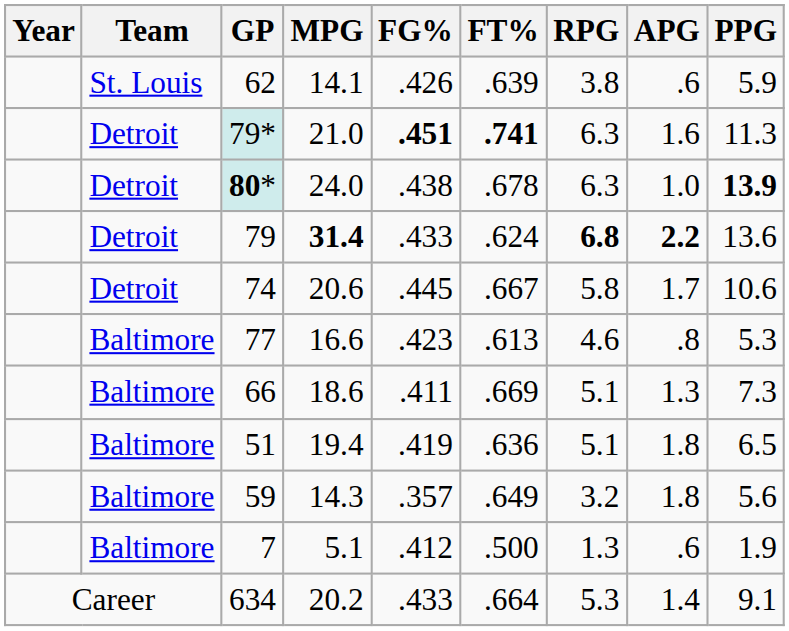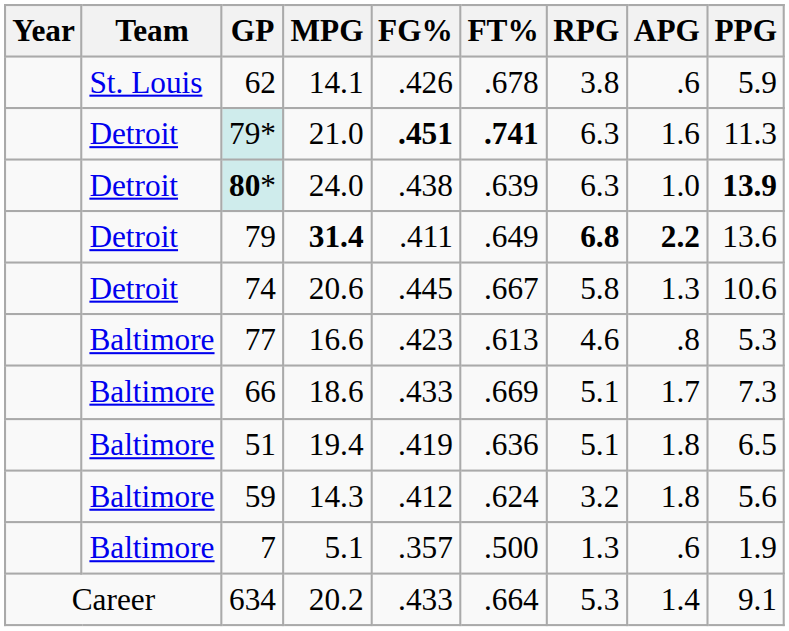(511, 82) .639 -> (511, 82) .678
(511, 185) .678 -> (511, 185) .639
(425, 237) .433 -> (426, 237) .411
(511, 237) .624 -> (511, 237) .649
(680, 288) 1.7 -> (680, 288) 1.3
(426, 391) .411 -> (425, 391) .433
(680, 391) 1.3 -> (680, 391) 1.7
(425, 495) .357 -> (425, 495) .412
(511, 495) .649 -> (511, 495) .624
(425, 546) .412 -> (425, 546) .357
